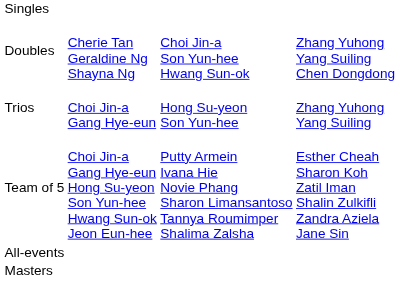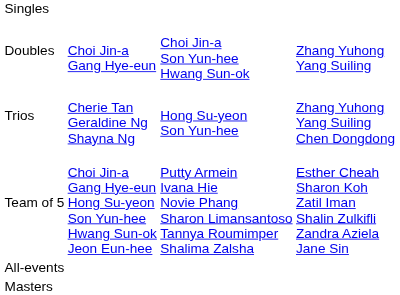(108, 58) Cherie Tan Geraldine Ng Shayna Ng -> (112, 58) Choi Jin-a Gang Hye-eun
(346, 58) Zhang Yuhong Yang Suiling Chen Dongdong -> (340, 58) Zhang Yuhong Yang Suiling
(112, 115) Choi Jin-a Gang Hye-eun -> (108, 123) Cherie Tan Geraldine Ng Shayna Ng
(340, 115) Zhang Yuhong Yang Suiling -> (346, 123) Zhang Yuhong Yang Suiling Chen Dongdong
